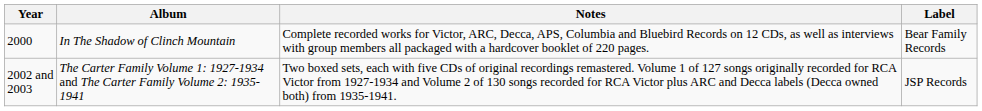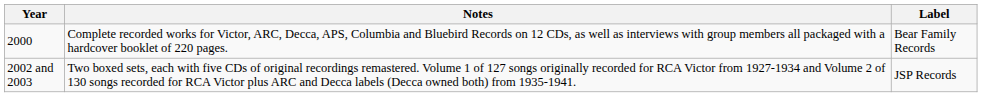- column: (168, 14)
